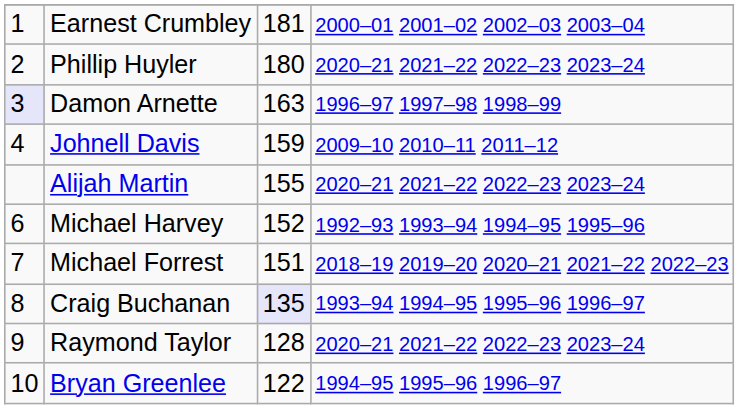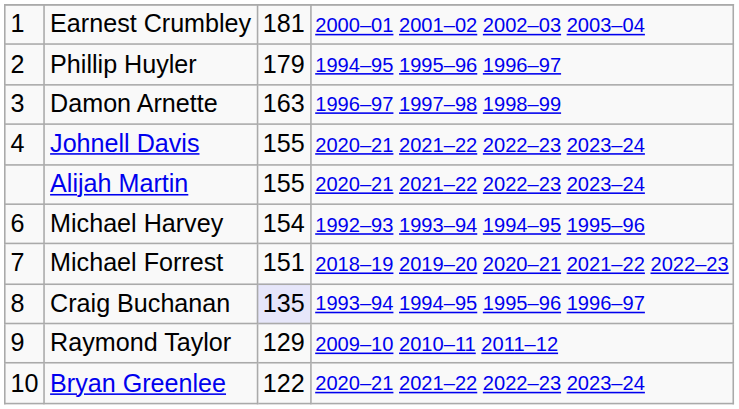(284, 64) 180 -> (284, 64) 179
(480, 65) 2020–21 2021–22 2022–23 2023–24 -> (438, 65) 1994–95 1995–96 1996–97
(18, 104) lavender background -> (18, 104) no background
(284, 143) 159 -> (284, 143) 155
(437, 144) 2009–10 2010–11 2011–12 -> (480, 144) 2020–21 2021–22 2022–23 2023–24
(284, 223) 152 -> (284, 223) 154
(284, 343) 128 -> (284, 343) 129
(480, 343) 2020–21 2021–22 2022–23 2023–24 -> (437, 343) 2009–10 2010–11 2011–12
(438, 383) 1994–95 1995–96 1996–97 -> (480, 383) 2020–21 2021–22 2022–23 2023–24
